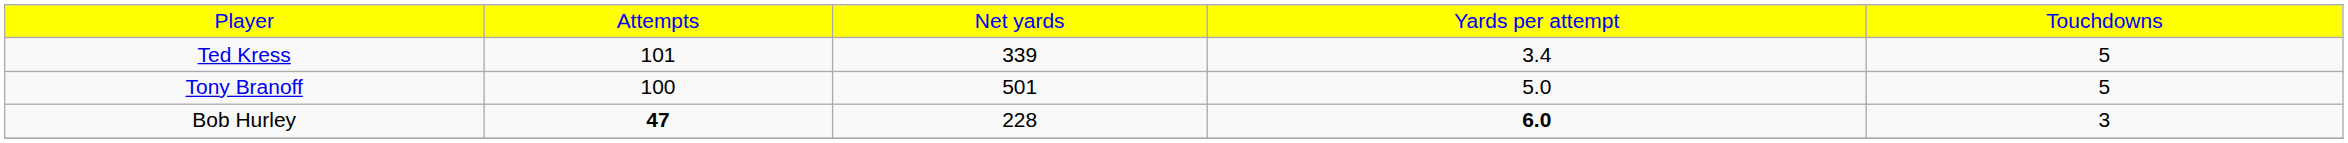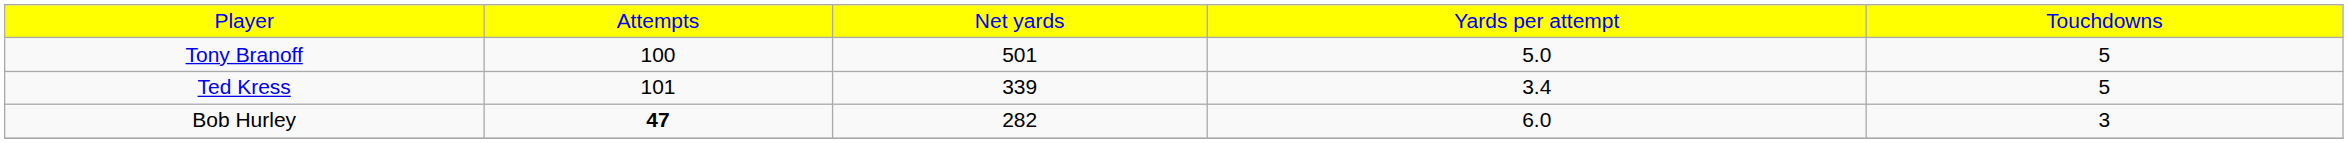rows swapped: (244, 87) <-> (244, 54)
(1020, 120) 228 -> (1020, 120) 282
(1537, 120) bold -> (1537, 120) normal
